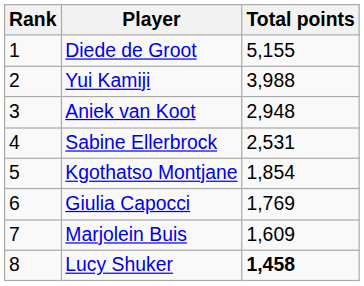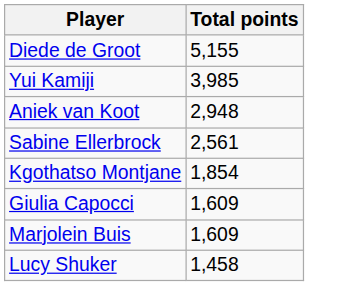- column: (33, 19)
(271, 81) 3,988 -> (214, 81) 3,985
(271, 142) 2,531 -> (214, 142) 2,561
(271, 204) 1,769 -> (214, 204) 1,609
(271, 265) bold -> (214, 265) normal
